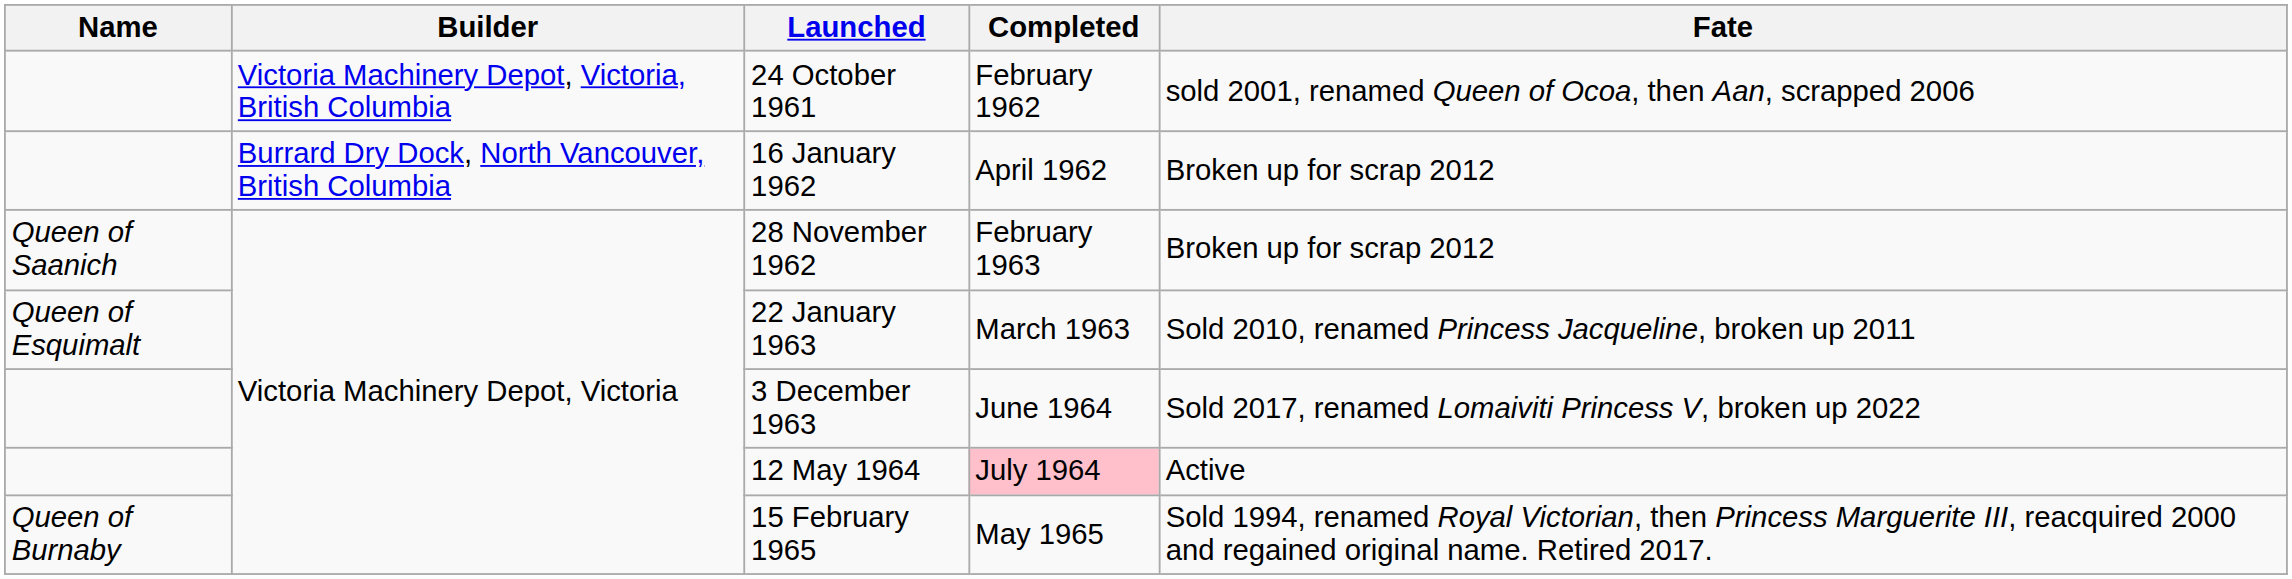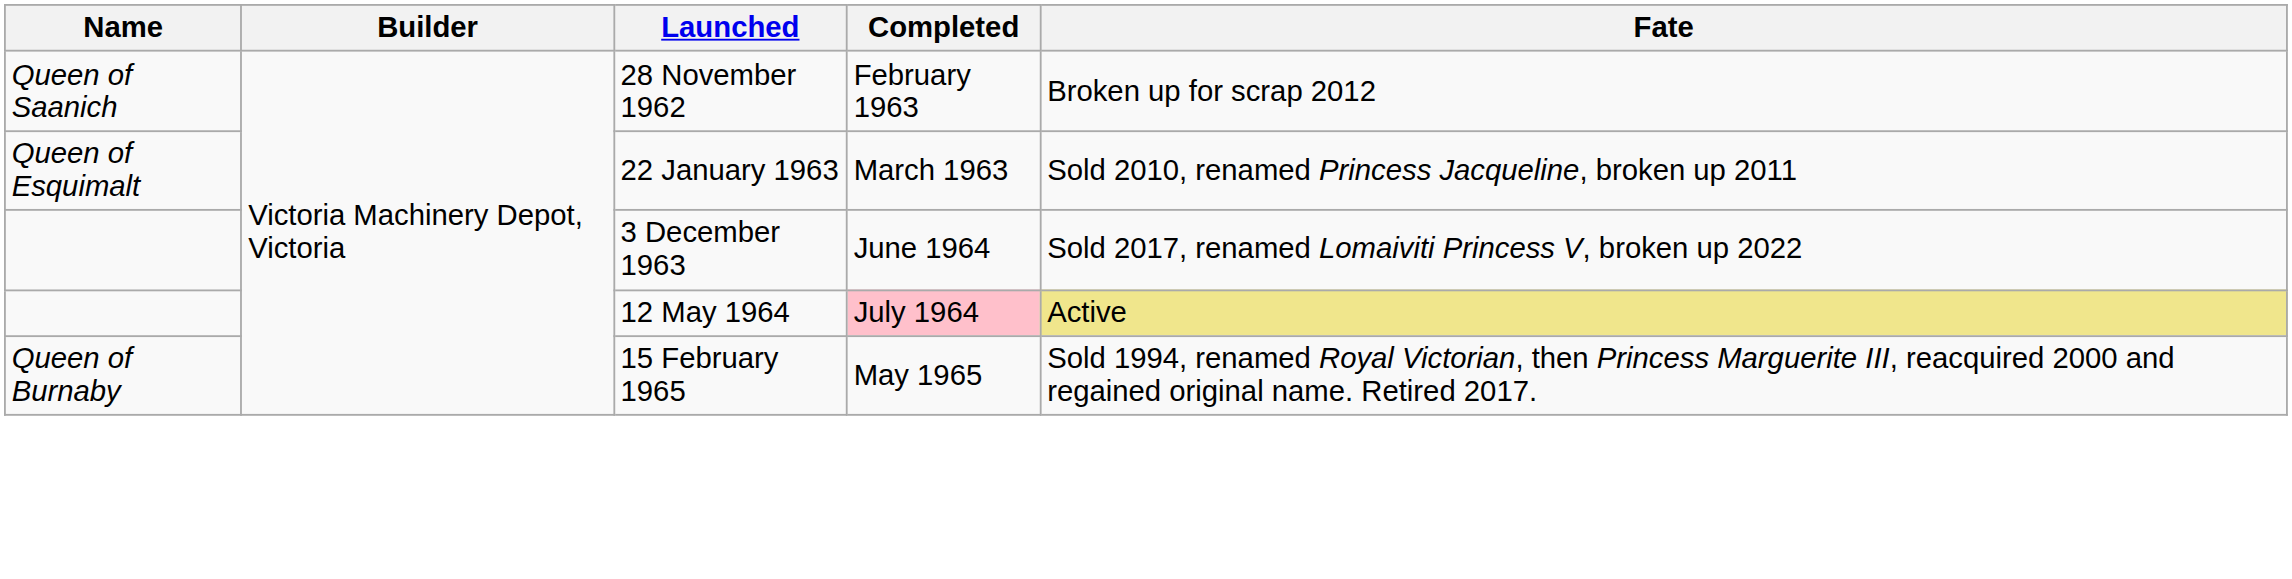- row: (824, 90)
- row: (824, 170)
(1206, 471) no background -> (1087, 312) khaki background
